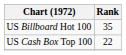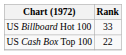(108, 27) 35 -> (108, 27) 33
